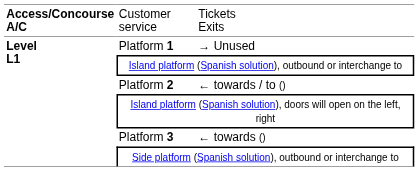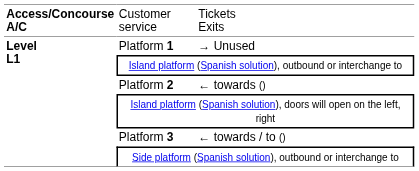(242, 85) ← towards / to () -> (232, 85) ← towards ()
(232, 137) ← towards () -> (242, 137) ← towards / to ()
